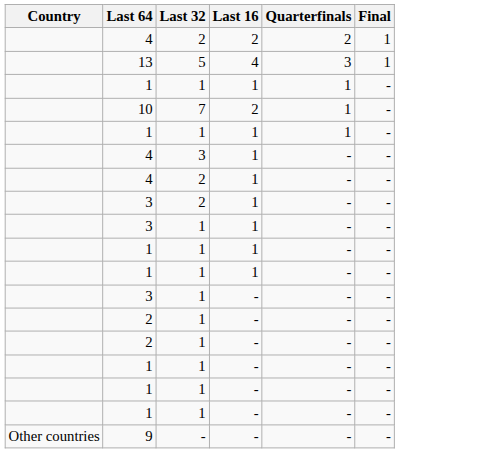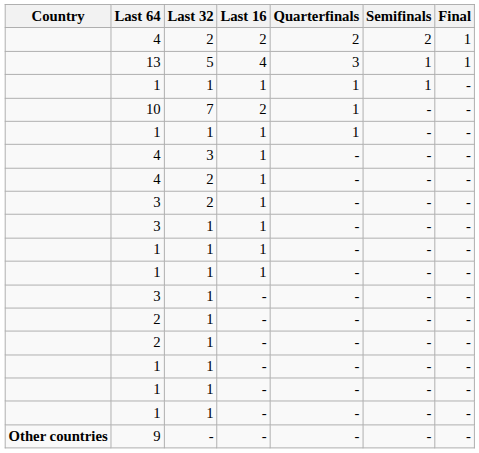+ column: (399, 16)
(54, 436) normal -> (58, 436) bold
